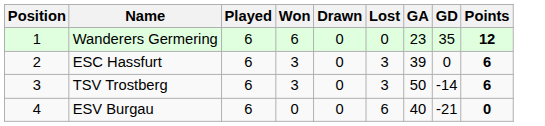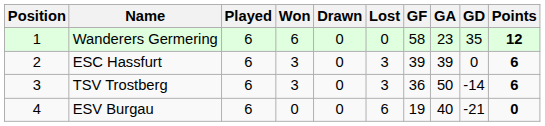+ column: (417, 16)
